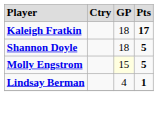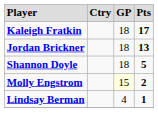+ row: (46, 47)
(144, 64) 5 -> (144, 82) 2
